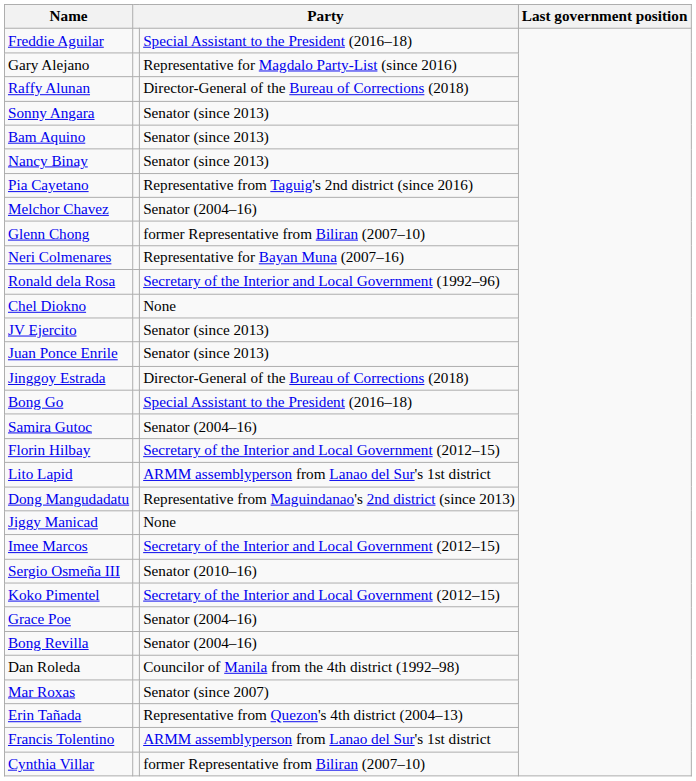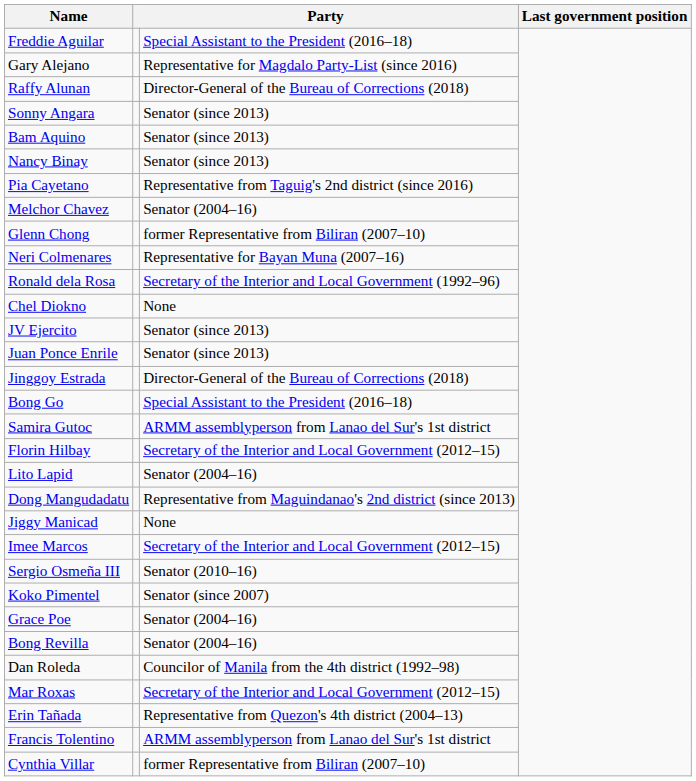(200, 426) Senator (2004–16) -> (317, 426) ARMM assemblyperson from Lanao del Sur's 1st district
(317, 474) ARMM assemblyperson from Lanao del Sur's 1st district -> (200, 474) Senator (2004–16)
(321, 595) Secretary of the Interior and Local Government (2012–15) -> (206, 595) Senator (since 2007)
(206, 691) Senator (since 2007) -> (321, 691) Secretary of the Interior and Local Government (2012–15)
